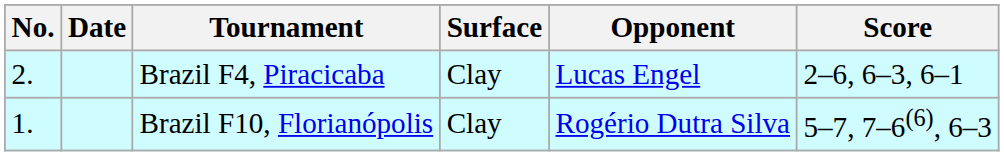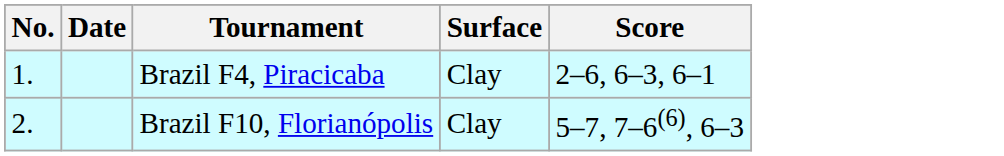- column: (673, 27)
(23, 73) 2. -> (23, 73) 1.
(23, 123) 1. -> (23, 123) 2.
